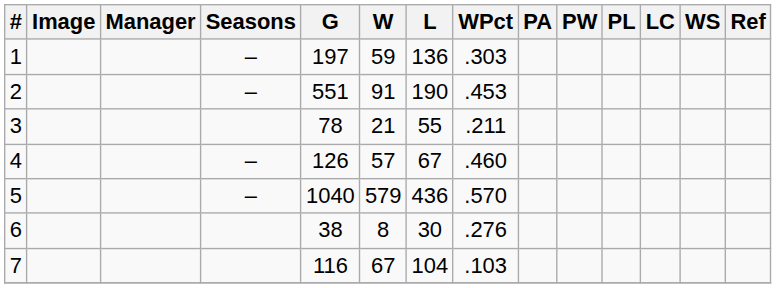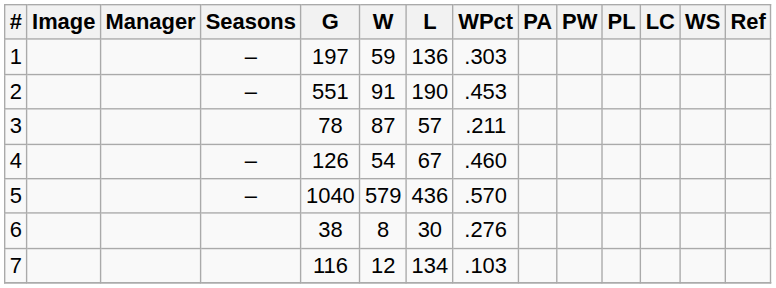(383, 126) 21 -> (383, 126) 87
(430, 126) 55 -> (430, 126) 57
(383, 160) 57 -> (383, 160) 54
(383, 265) 67 -> (383, 265) 12
(430, 265) 104 -> (430, 265) 134
